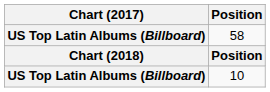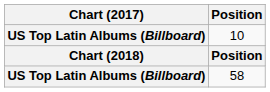rows swapped: (237, 76) <-> (237, 35)
